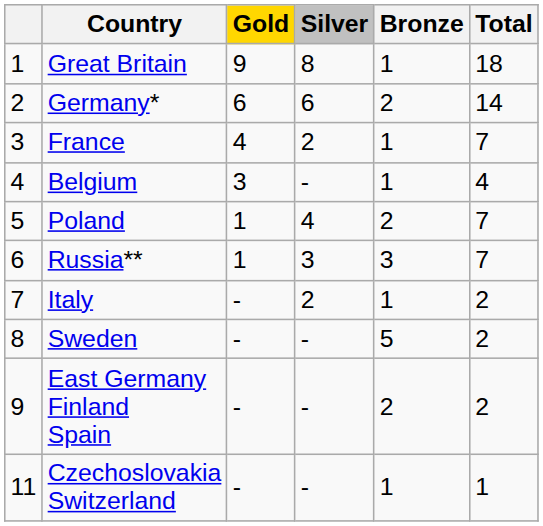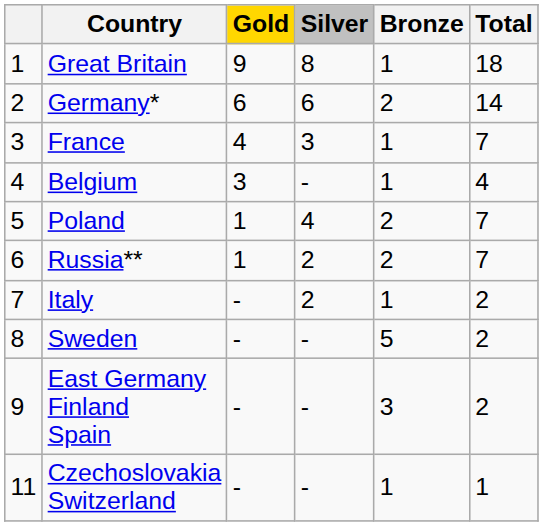(308, 142) 2 -> (308, 142) 3
(308, 260) 3 -> (308, 260) 2
(387, 260) 3 -> (387, 260) 2
(387, 406) 2 -> (387, 406) 3
